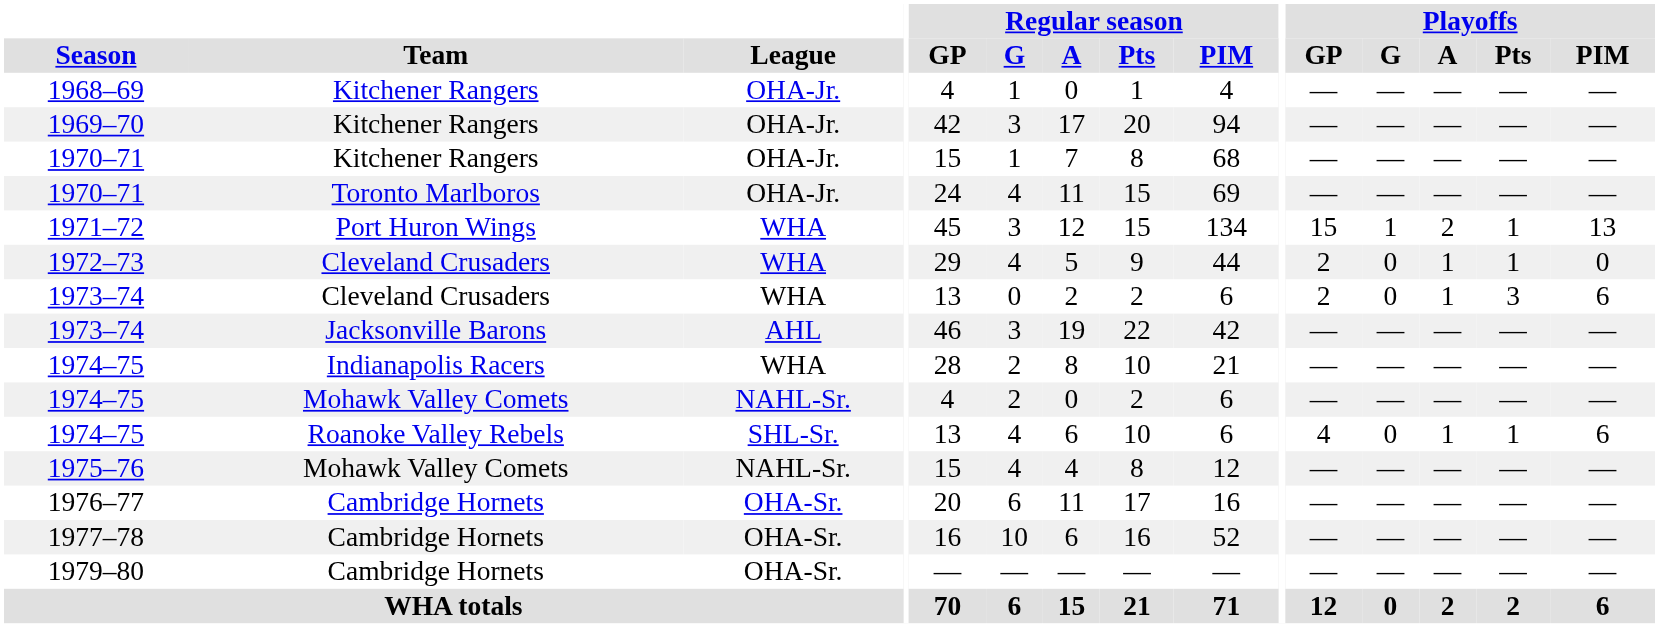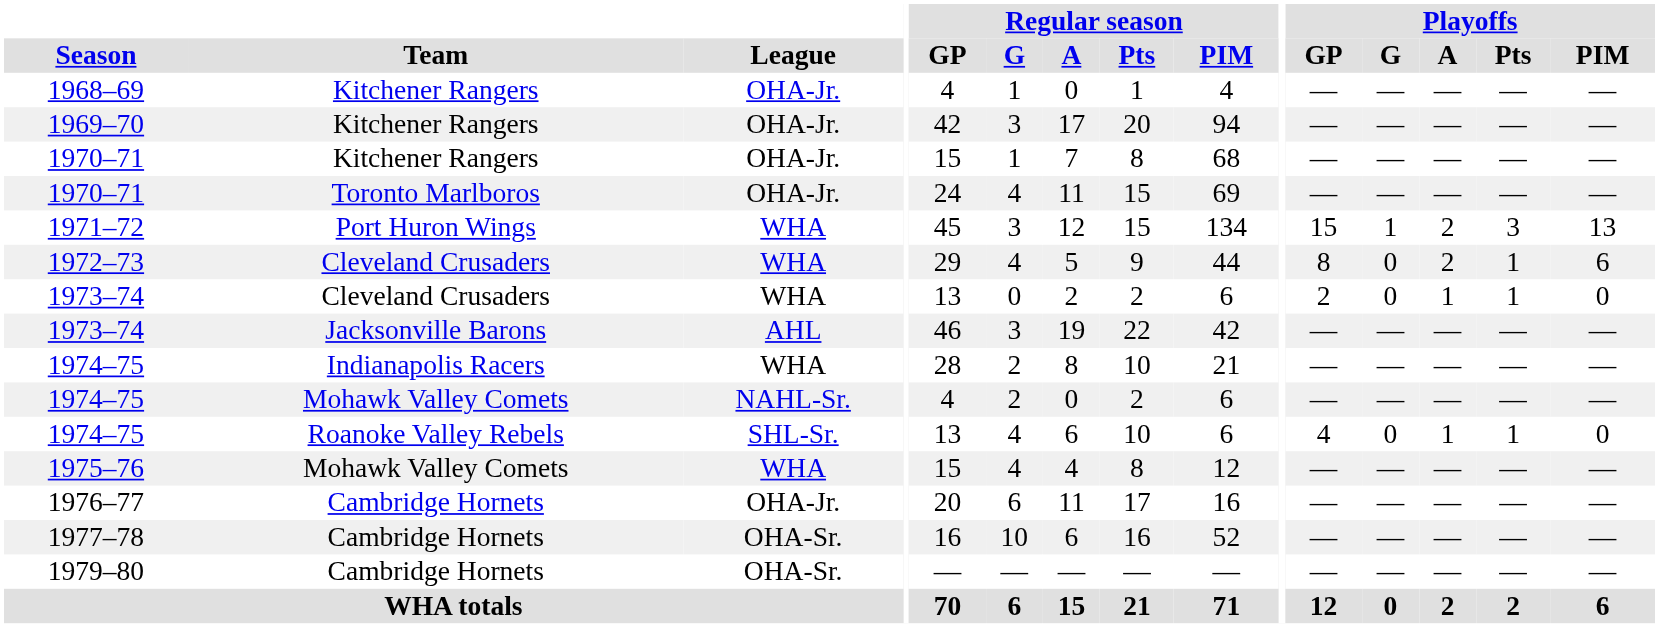(1513, 227) 1 -> (1513, 227) 3
(1324, 261) 2 -> (1324, 261) 8
(1448, 261) 1 -> (1448, 261) 2
(1603, 261) 0 -> (1603, 261) 6
(1513, 296) 3 -> (1513, 296) 1
(1603, 296) 6 -> (1603, 296) 0
(1603, 433) 6 -> (1603, 433) 0
(793, 468) NAHL-Sr. -> (793, 468) WHA
(793, 502) OHA-Sr. -> (793, 502) OHA-Jr.
